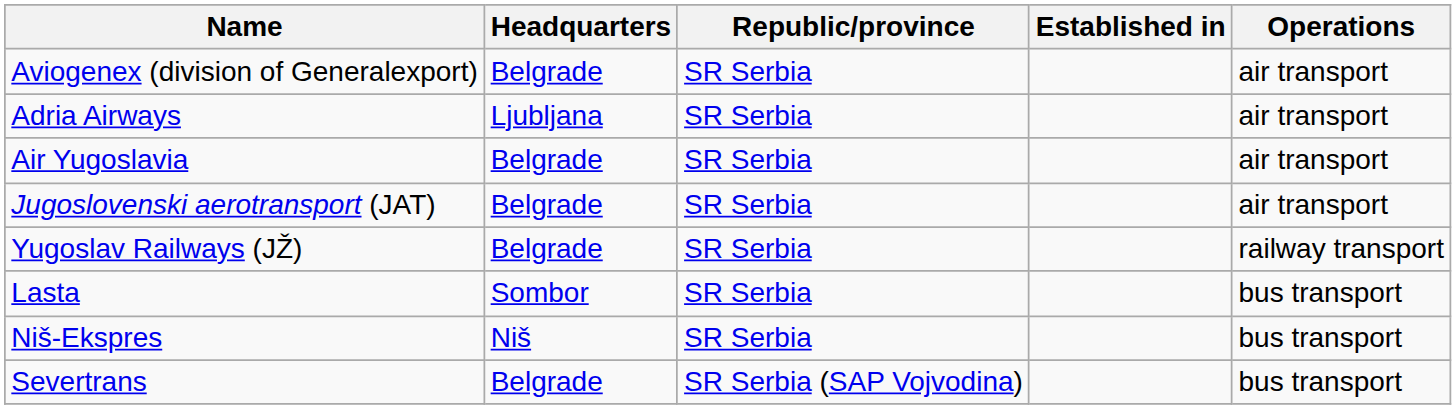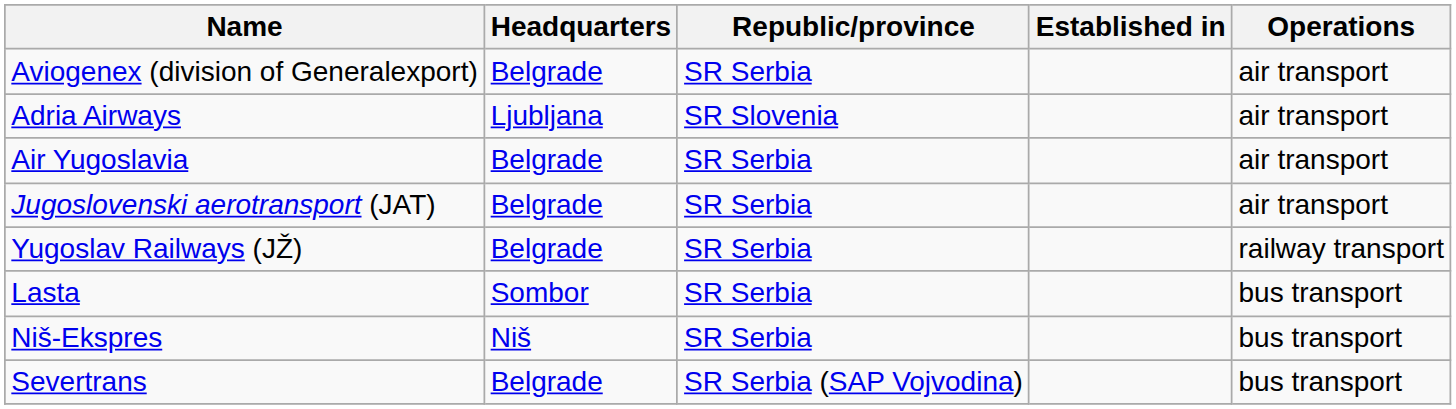(748, 115) SR Serbia -> (761, 115) SR Slovenia
